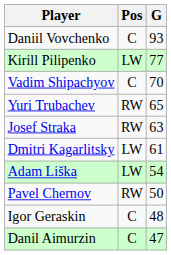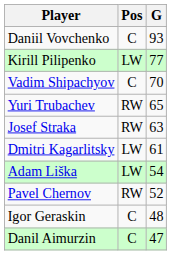(156, 194) 50 -> (156, 194) 52
